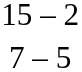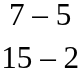rows swapped: (40, 14) <-> (40, 57)
